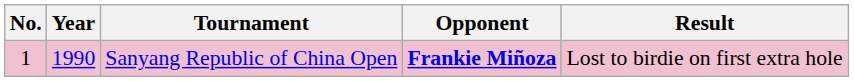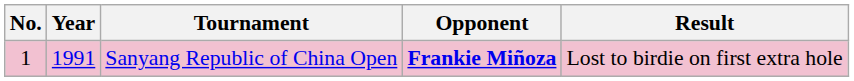(74, 58) 1990 -> (74, 58) 1991
